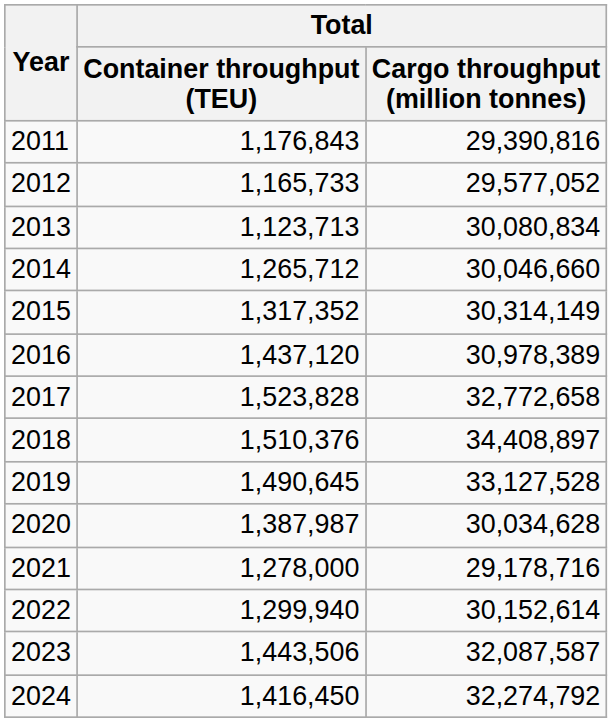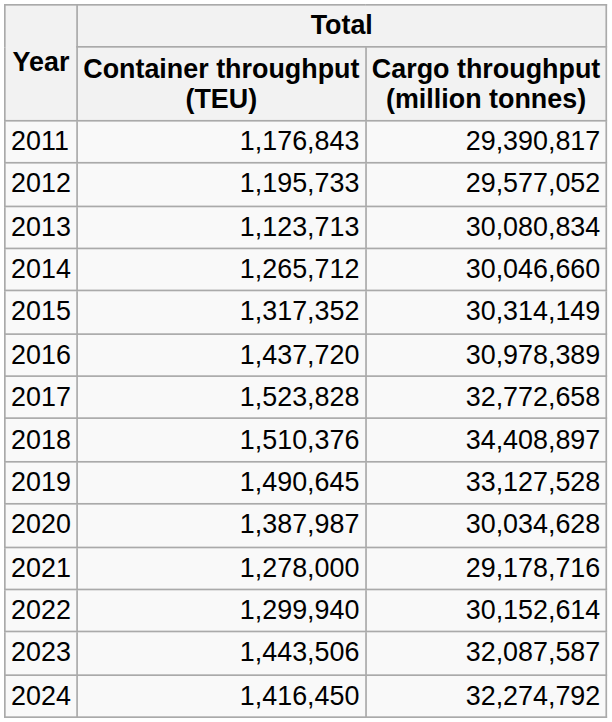(533, 141) 29,390,816 -> (533, 141) 29,390,817
(300, 183) 1,165,733 -> (300, 183) 1,195,733
(300, 354) 1,437,120 -> (300, 354) 1,437,720
